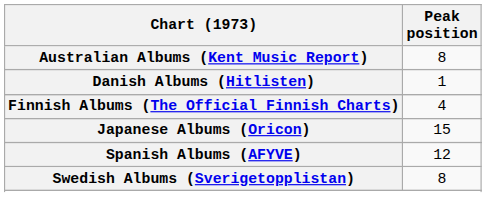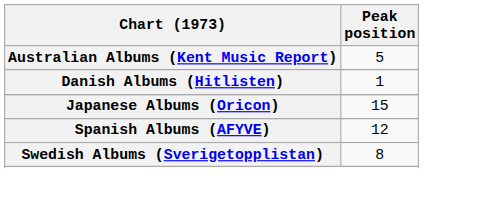(442, 58) 8 -> (380, 58) 5
- row: (204, 106)
